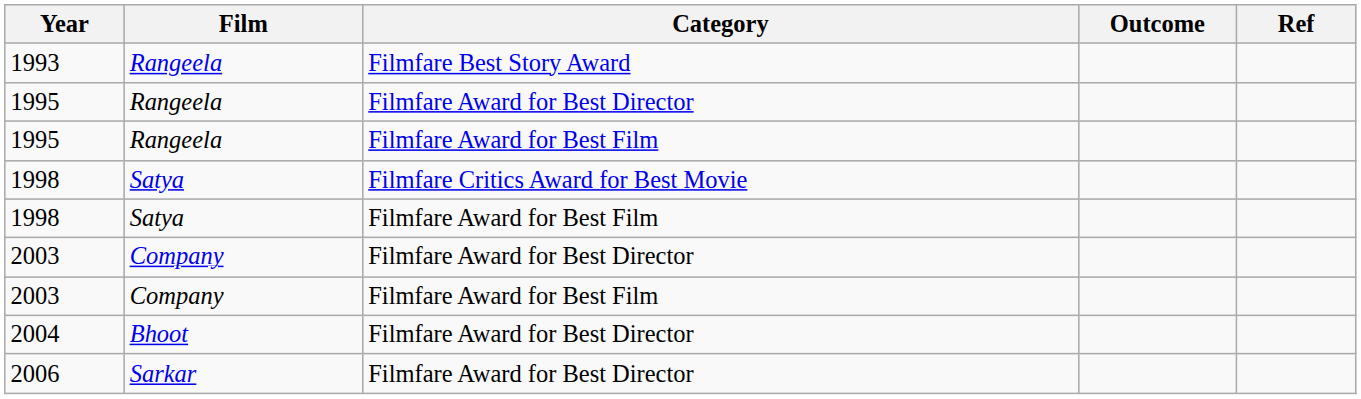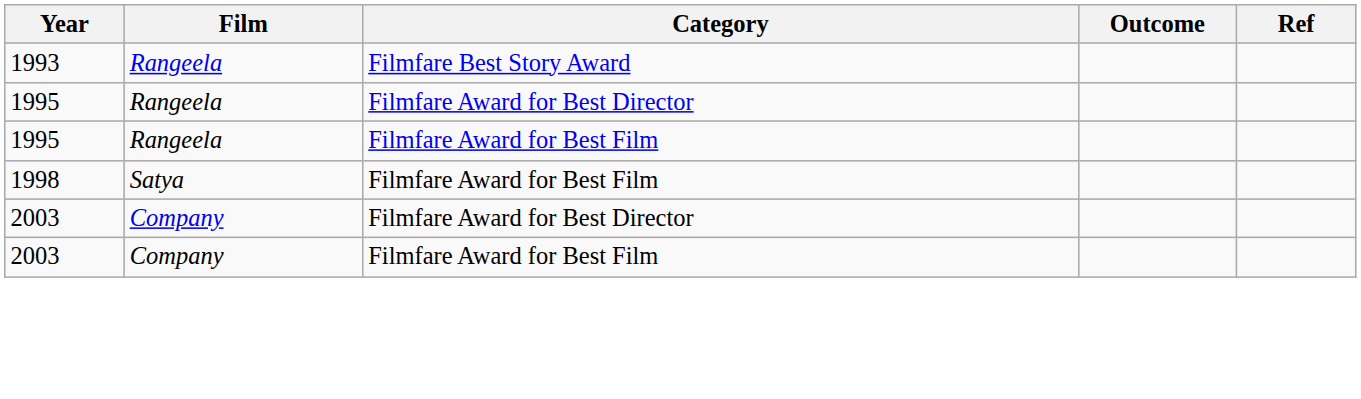- row: (35, 179)
- row: (35, 334)
- row: (35, 373)
